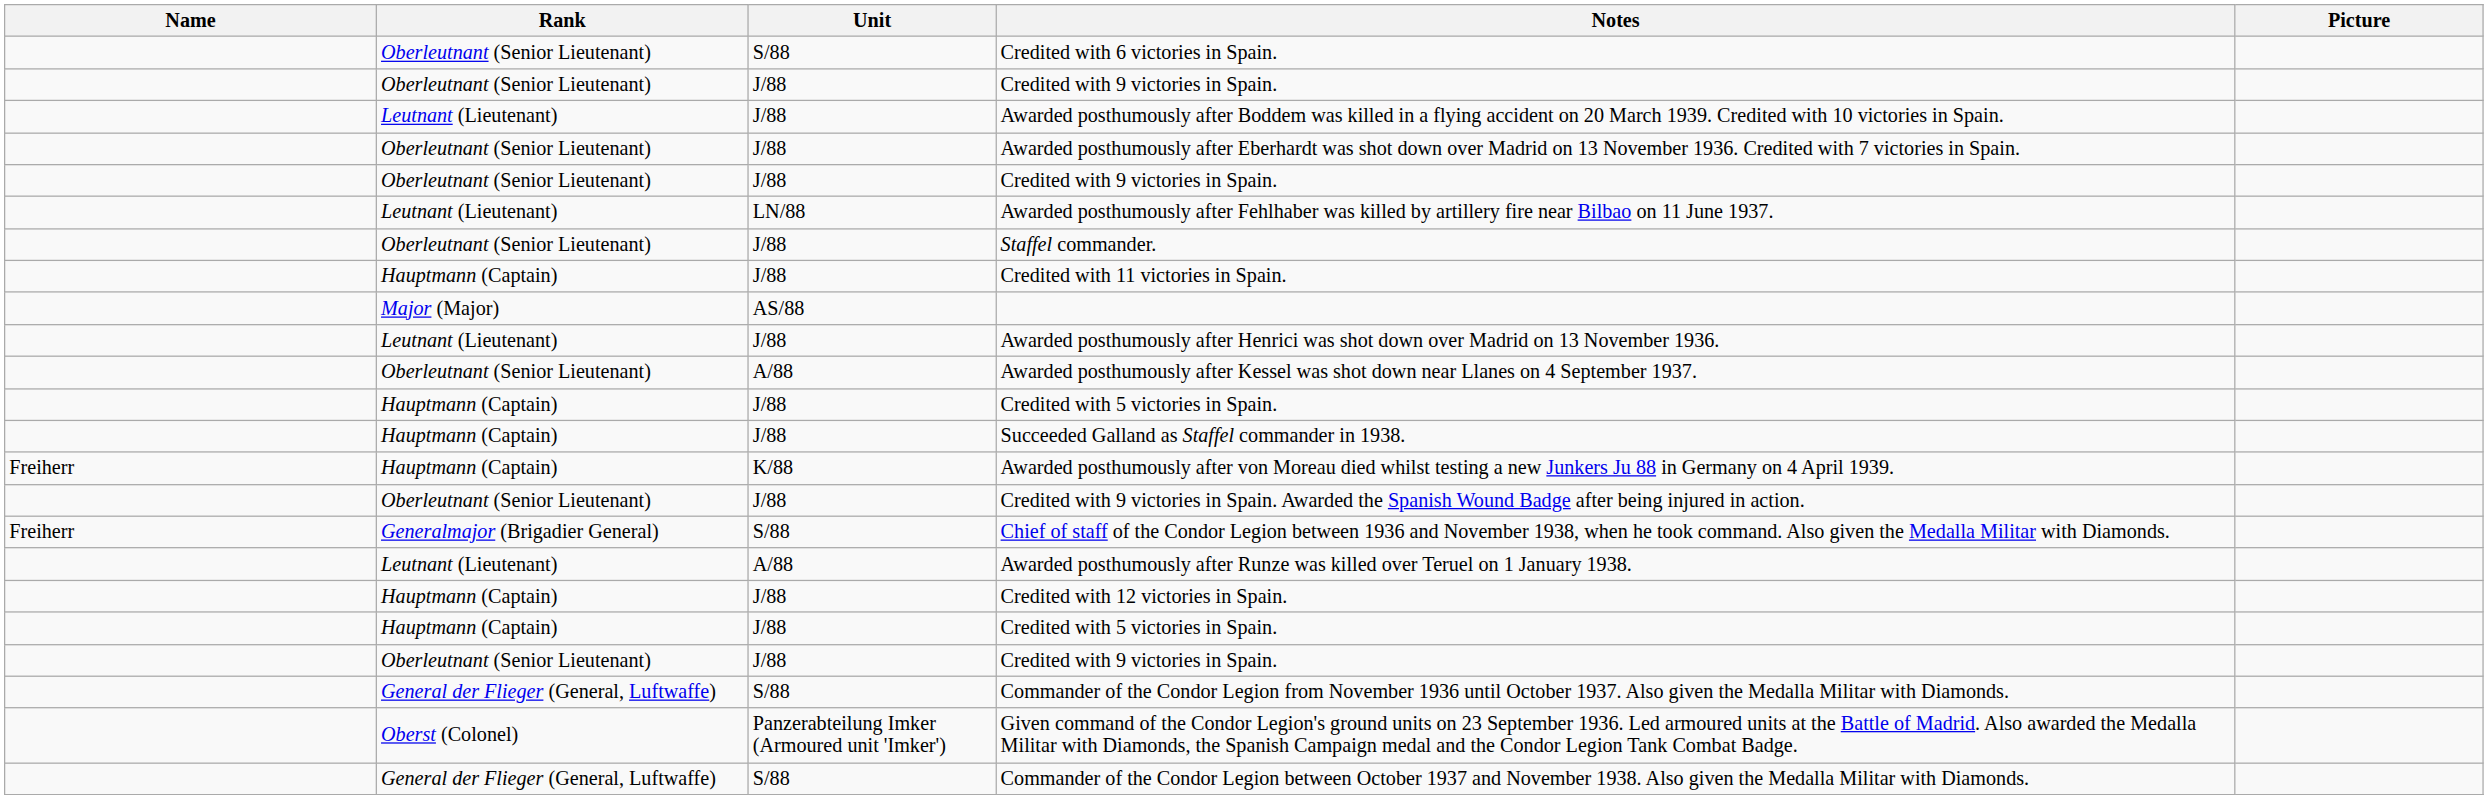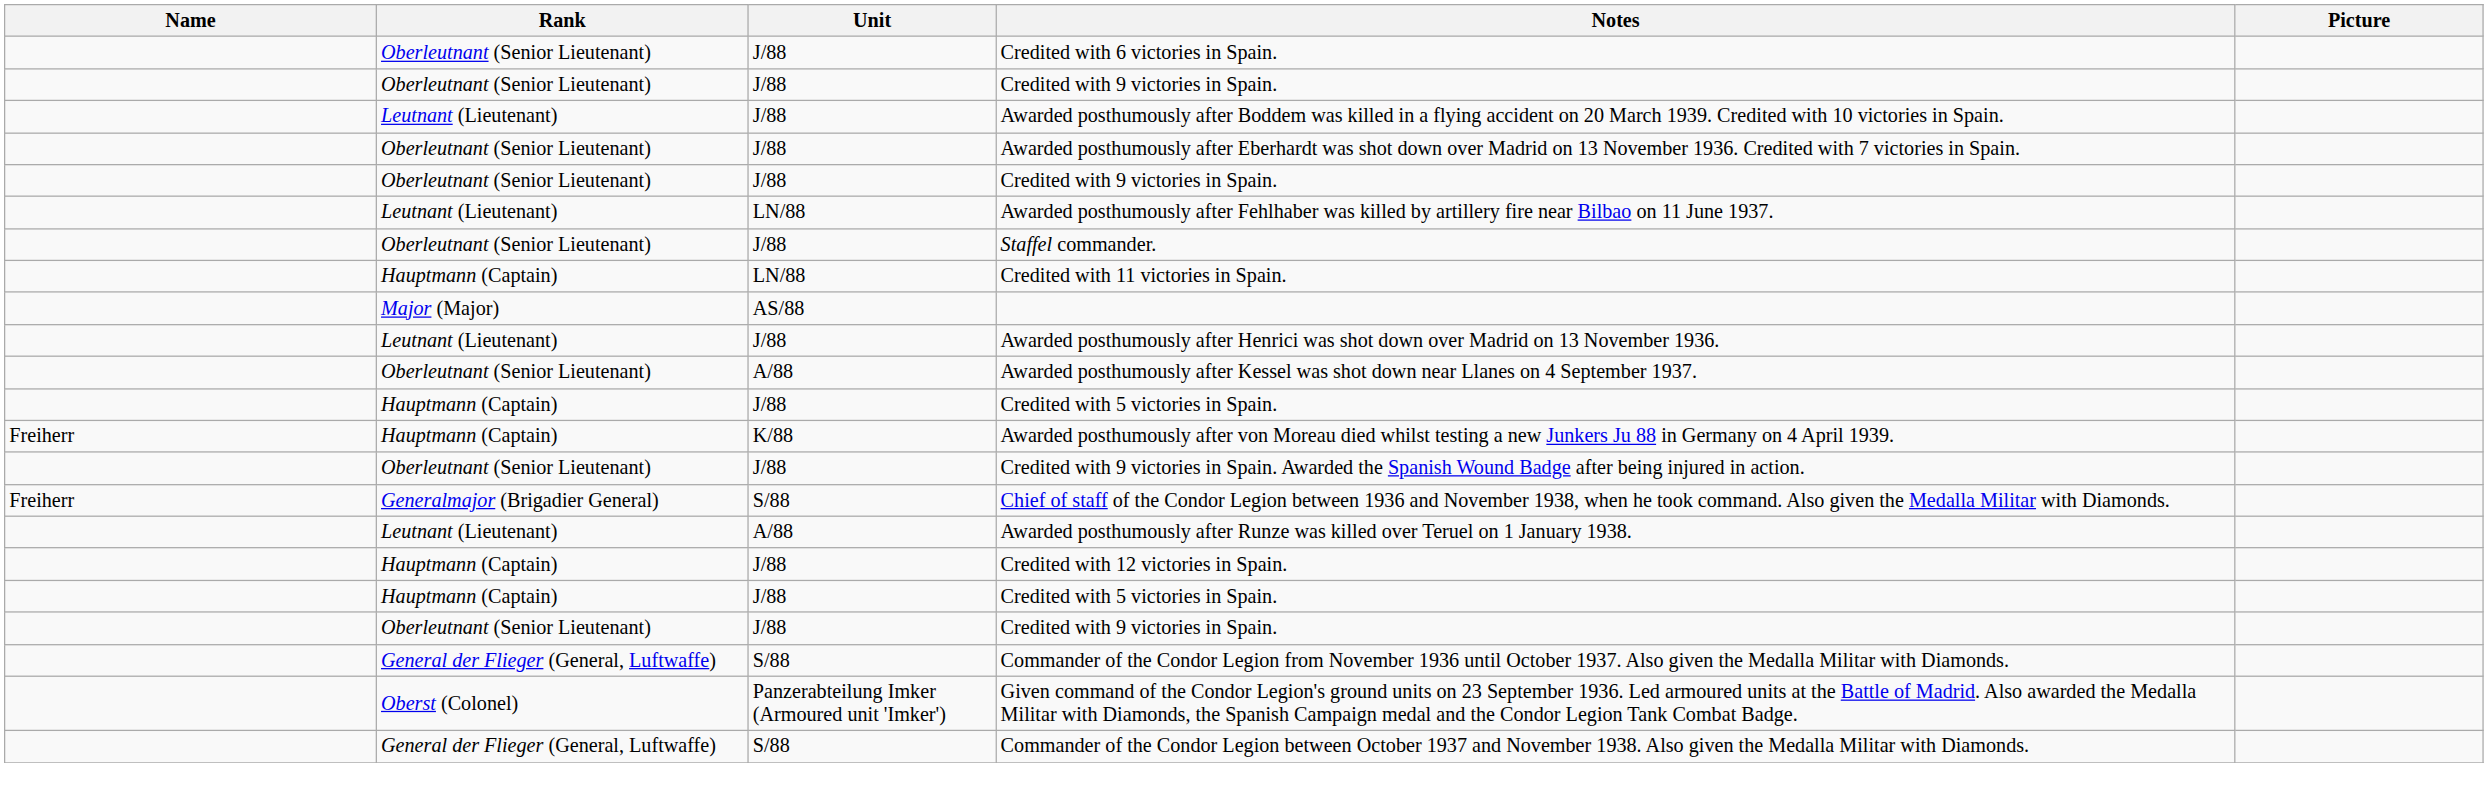(771, 52) S/88 -> (770, 52) J/88
(770, 276) J/88 -> (779, 276) LN/88
- row: (469, 436)
